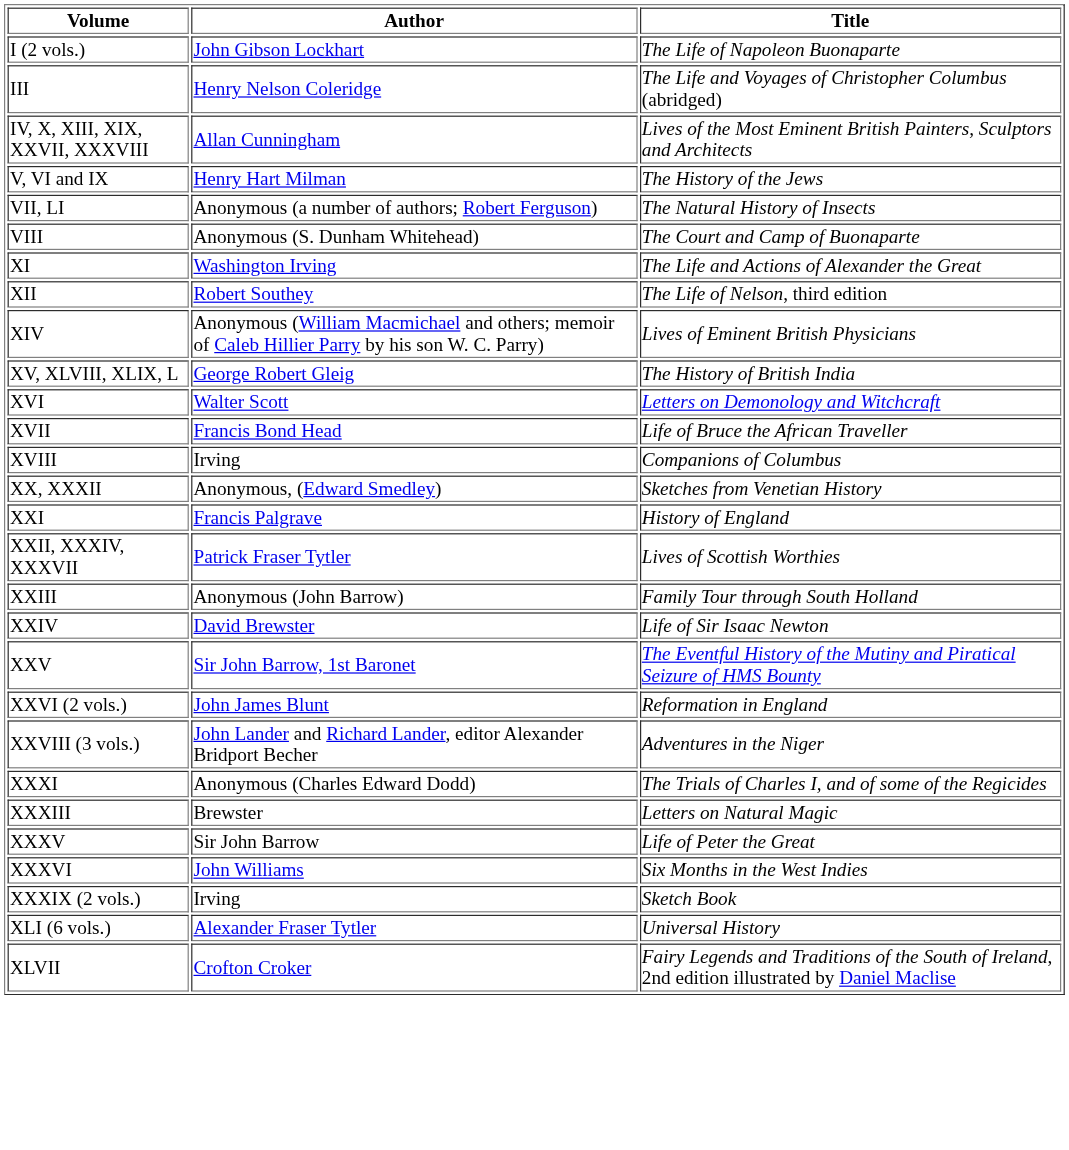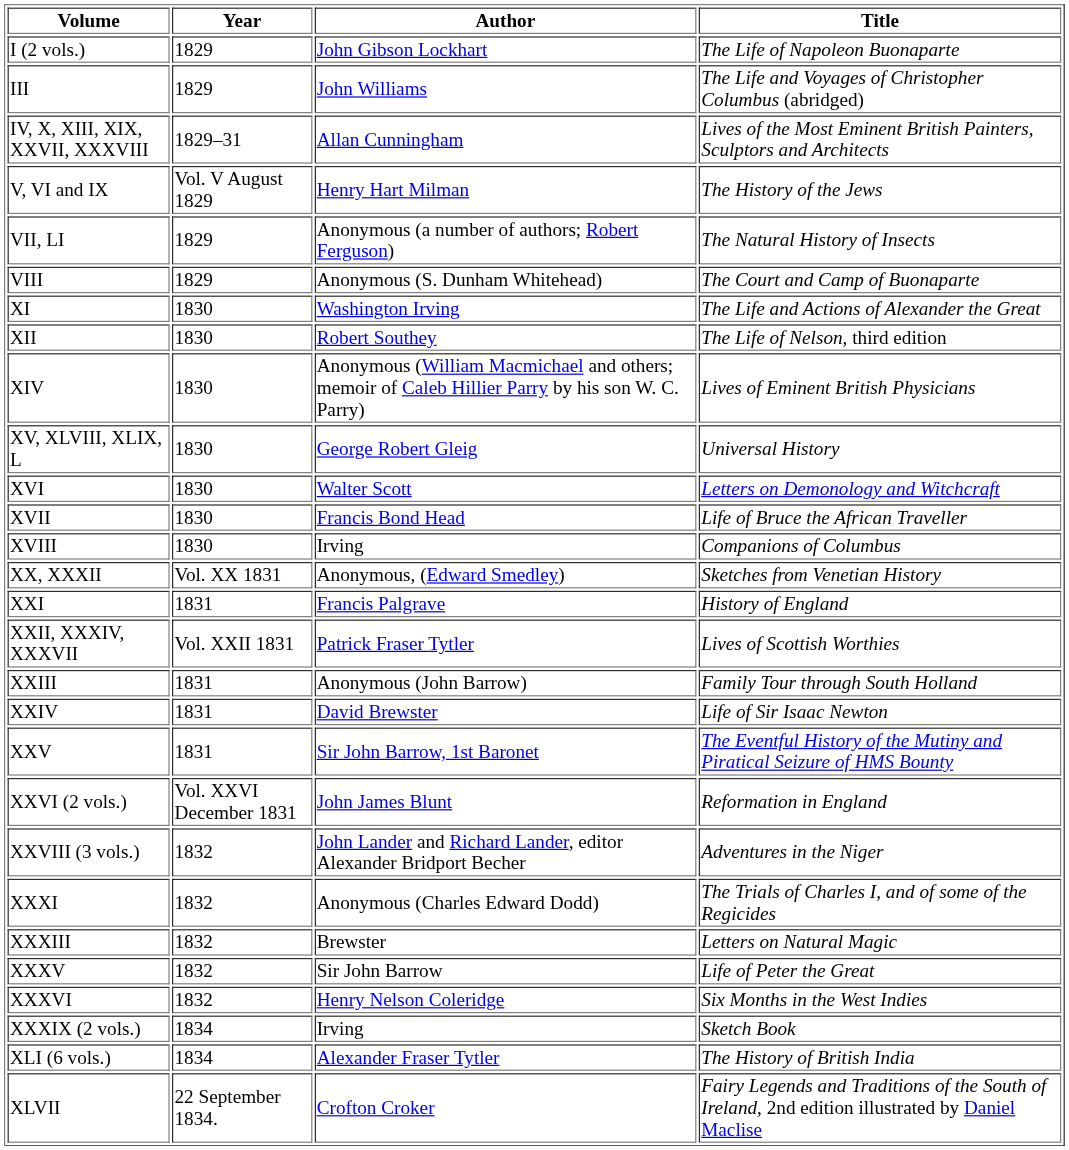+ column: (242, 20)
(287, 89) Henry Nelson Coleridge -> (372, 89) John Williams
(748, 373) The History of British India -> (770, 449) Universal History
(249, 870) John Williams -> (411, 999) Henry Nelson Coleridge
(711, 927) Universal History -> (808, 1057) The History of British India
